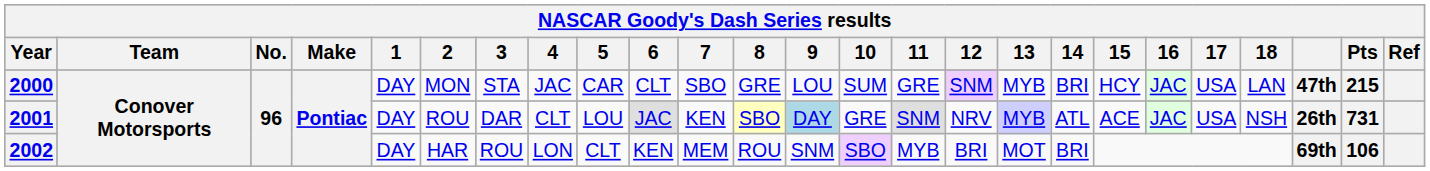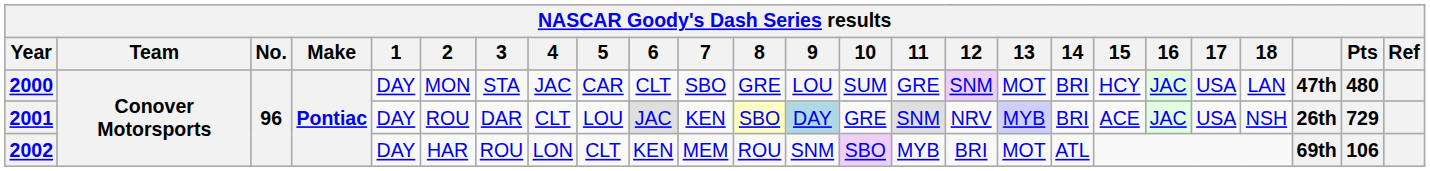(1024, 85) MYB -> (1024, 85) MOT
(1363, 85) 215 -> (1363, 85) 480
(1072, 118) ATL -> (1072, 118) BRI
(1363, 118) 731 -> (1363, 118) 729
(1072, 150) BRI -> (1072, 150) ATL
